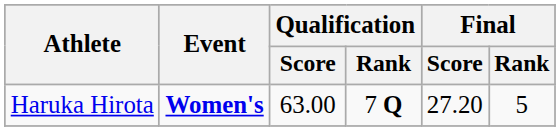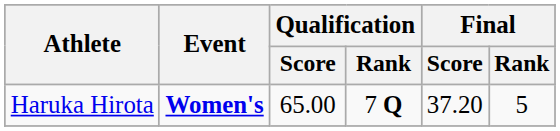(308, 105) 63.00 -> (308, 105) 65.00
(455, 105) 27.20 -> (455, 105) 37.20
